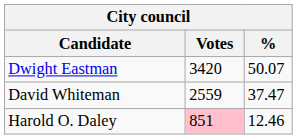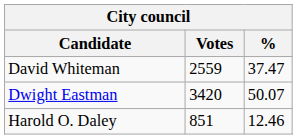rows swapped: (63, 69) <-> (64, 95)
(201, 120) pink background -> (201, 120) no background
